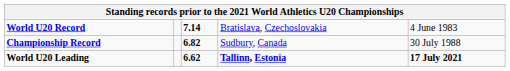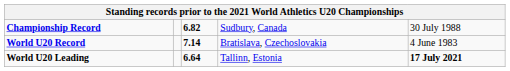rows swapped: (46, 27) <-> (54, 43)
(192, 58) 6.62 -> (192, 58) 6.64
(253, 58) bold -> (251, 58) normal
